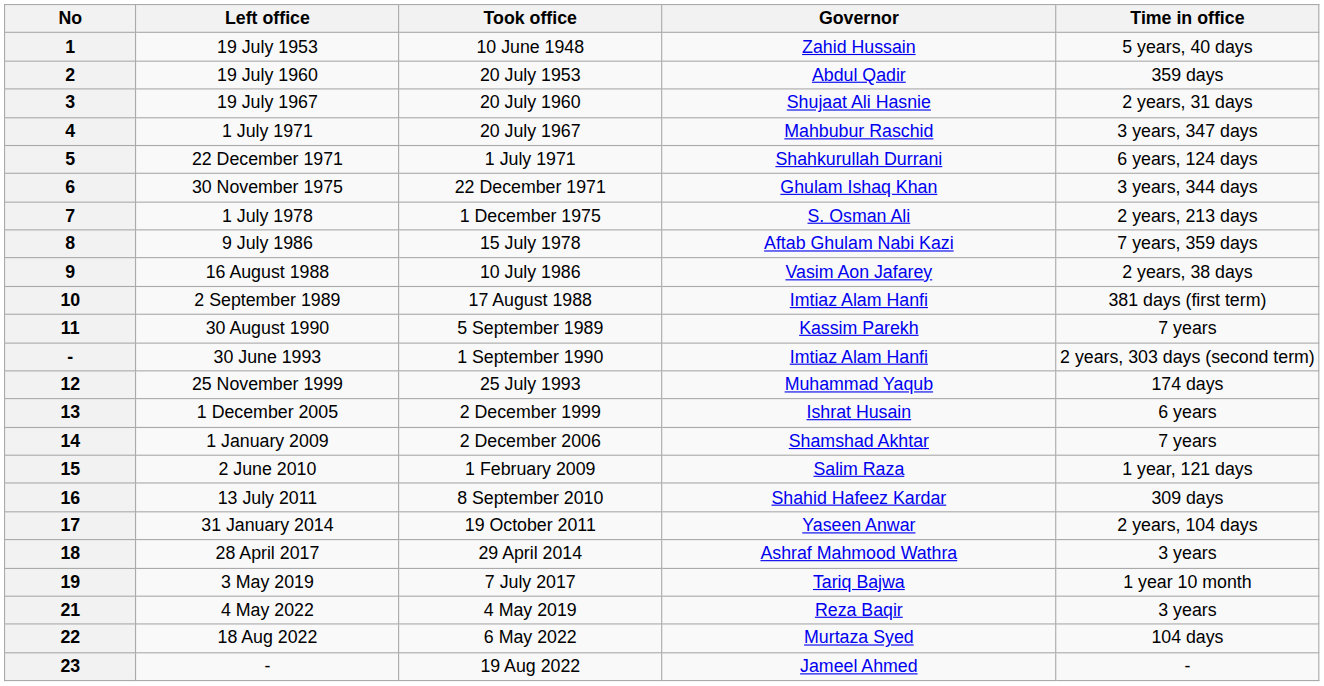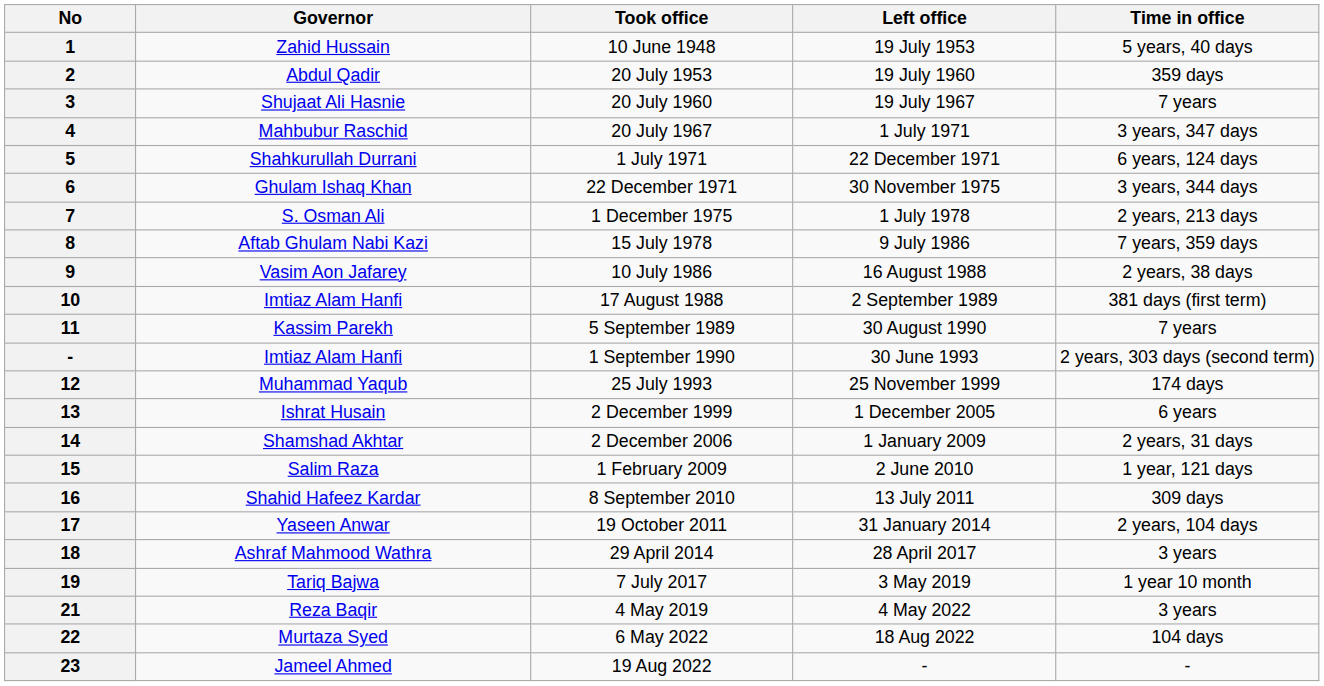columns swapped: (859, 18) <-> (267, 18)
(1187, 103) 2 years, 31 days -> (1187, 103) 7 years
(1187, 441) 7 years -> (1187, 441) 2 years, 31 days
